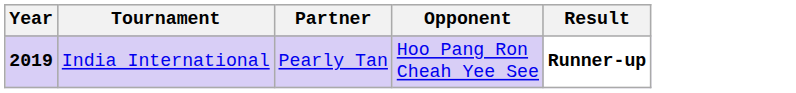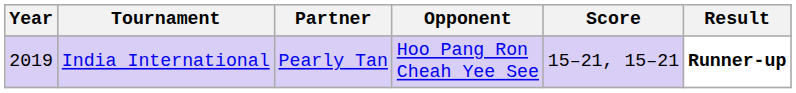+ column: (613, 20)
(31, 61) bold -> (31, 61) normal
